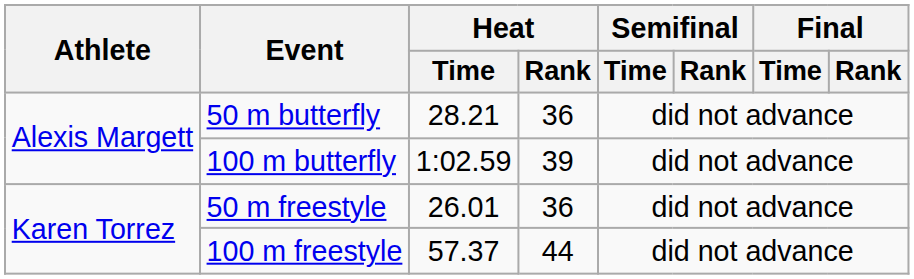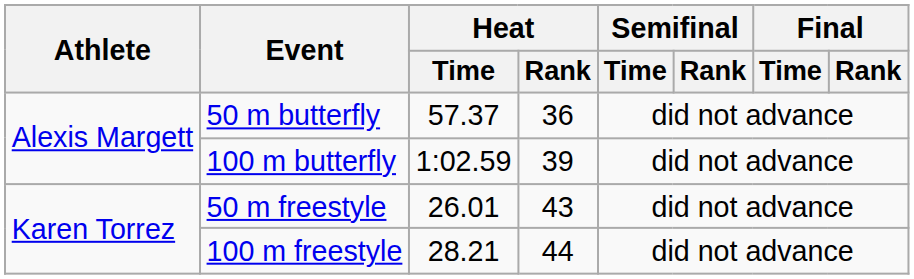(464, 116) 28.21 -> (464, 116) 57.37
(558, 207) 36 -> (558, 207) 43
(464, 252) 57.37 -> (464, 252) 28.21
